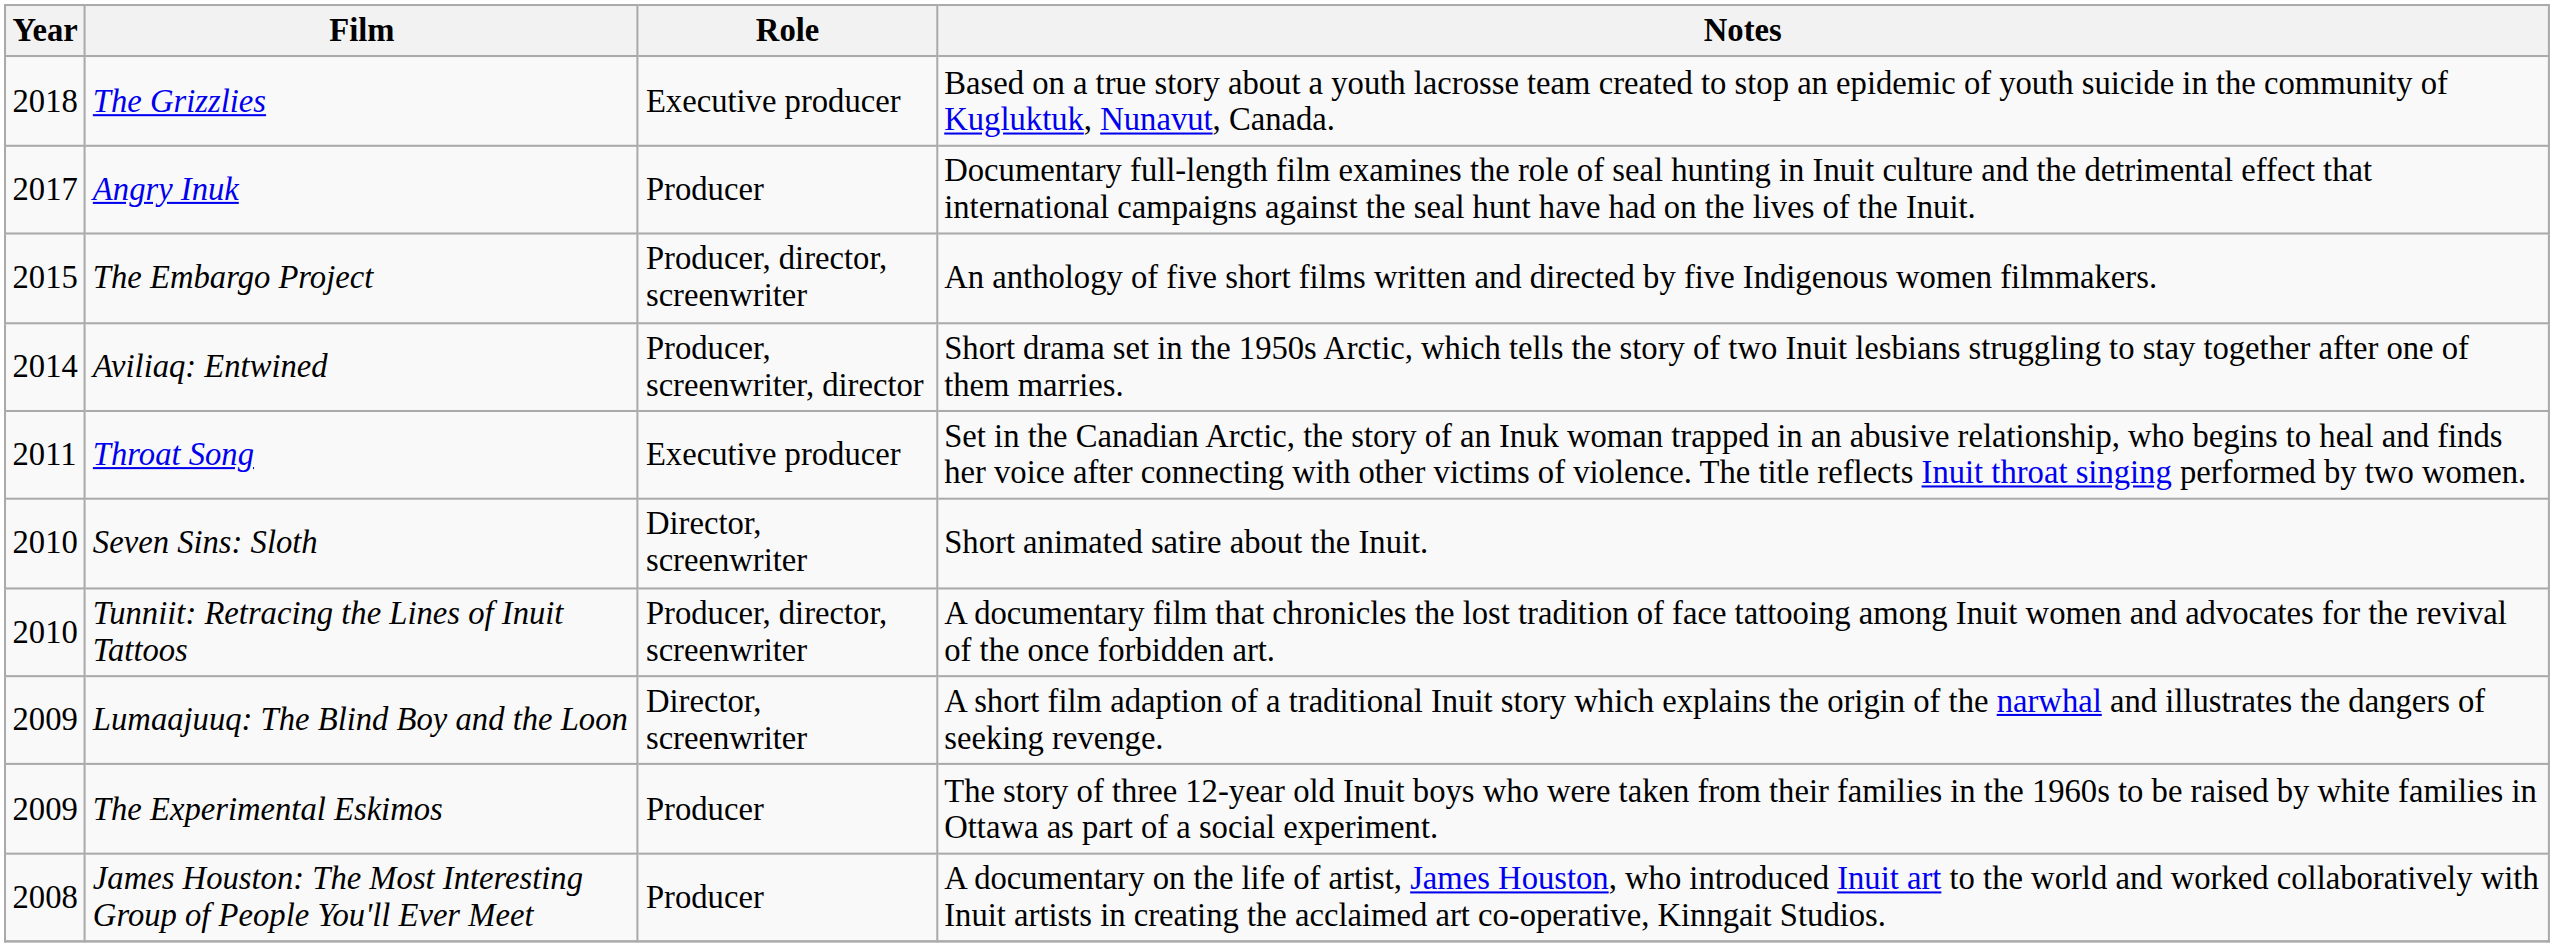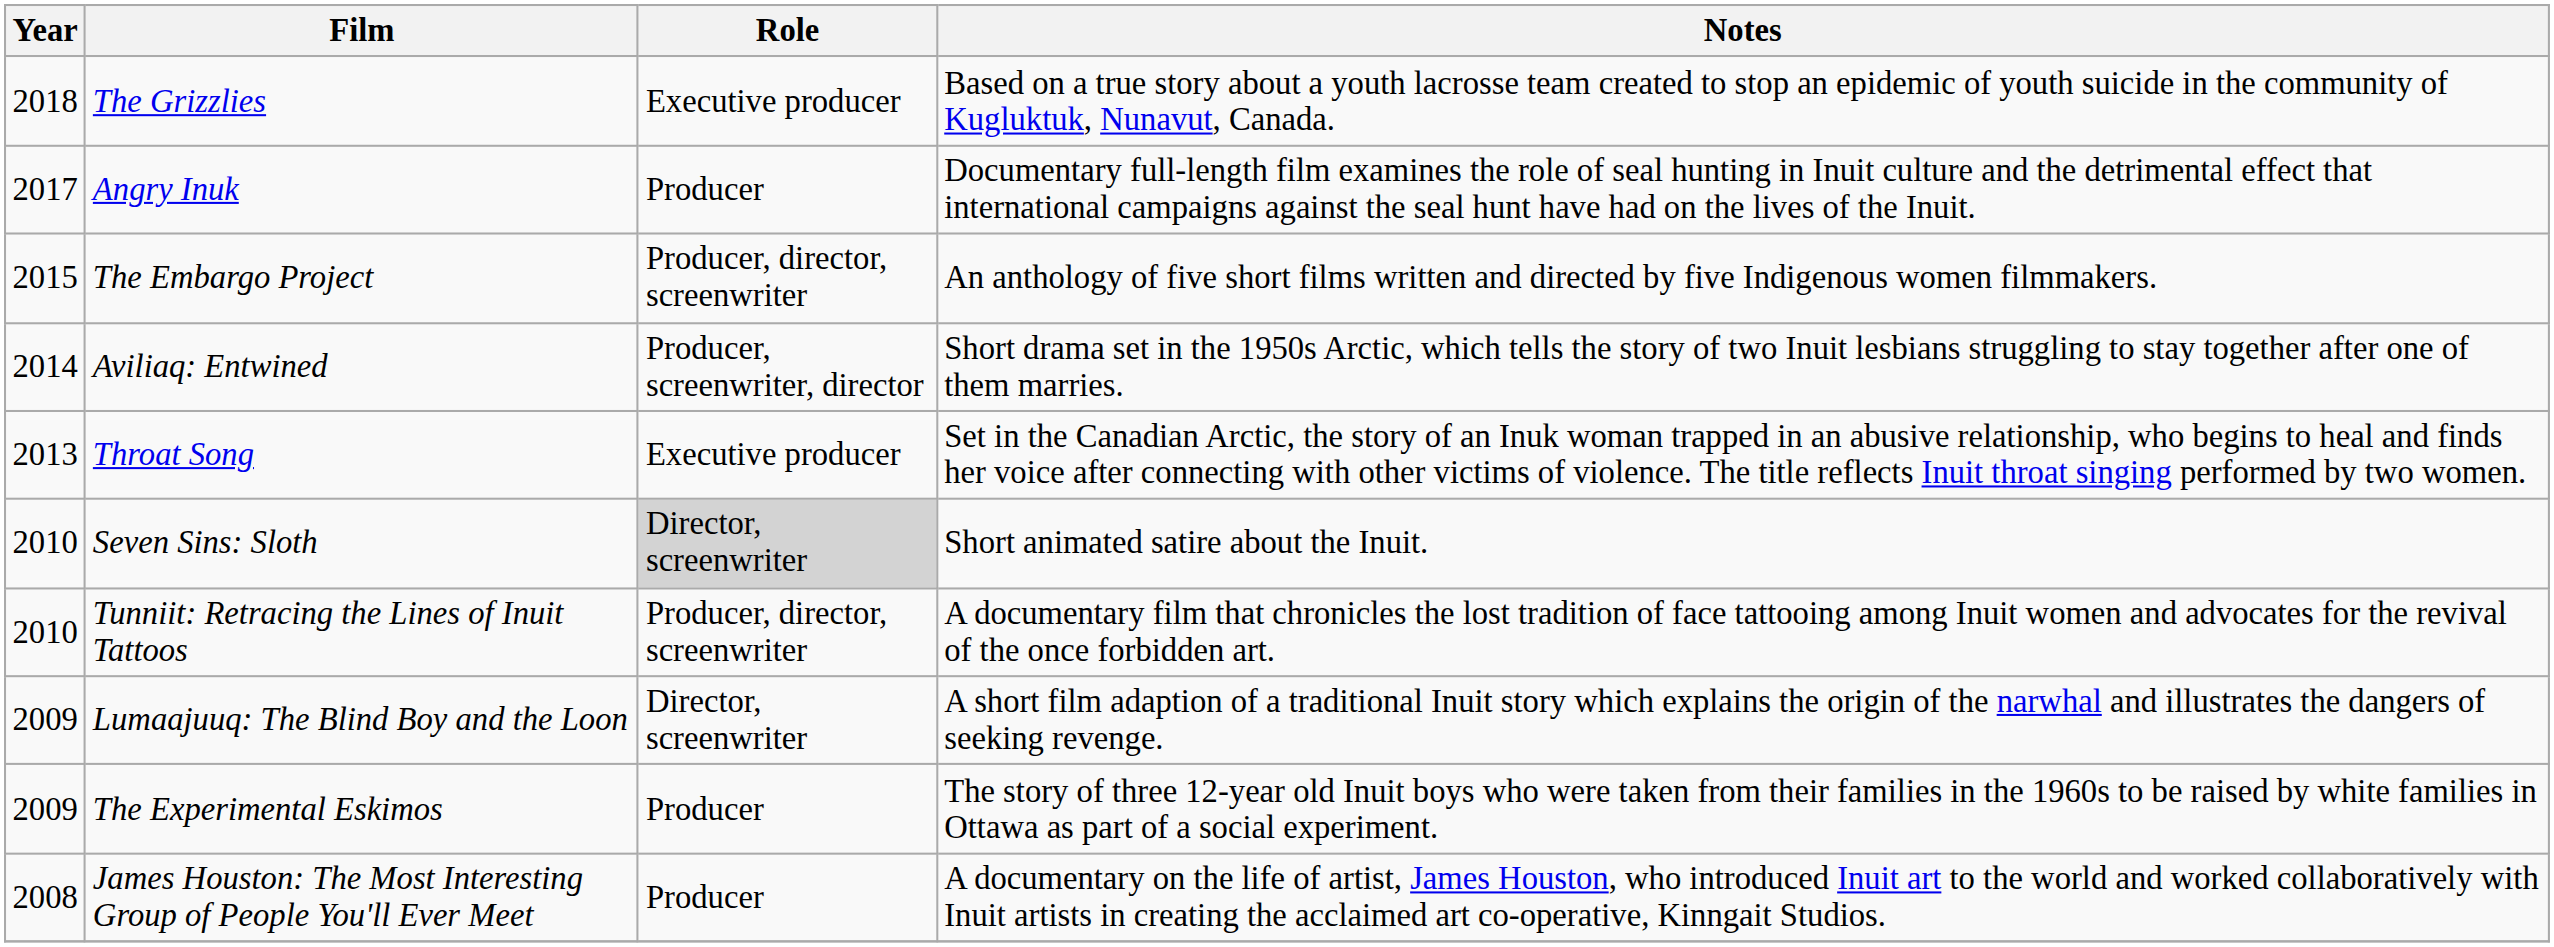(45, 454) 2011 -> (45, 454) 2013
(727, 542) no background -> (727, 542) lightgrey background
